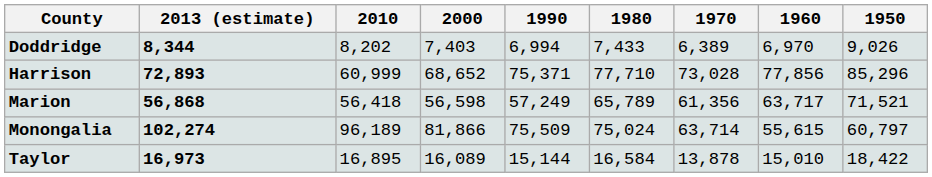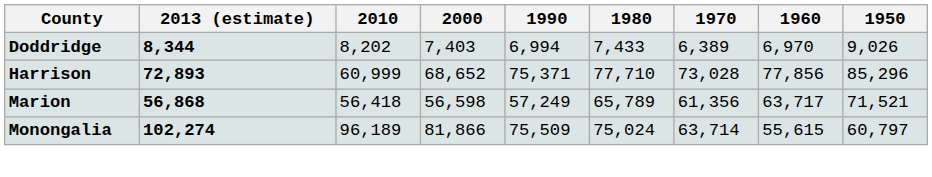- row: (40, 158)
